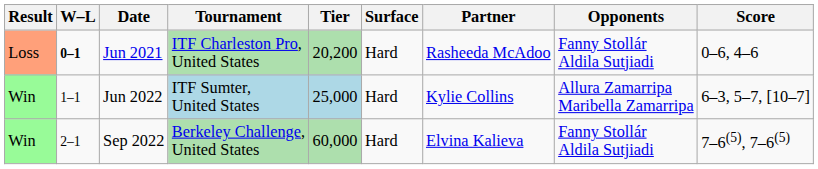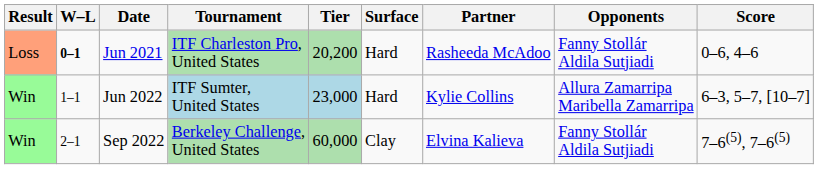(335, 96) 25,000 -> (335, 96) 23,000
(381, 140) Hard -> (380, 140) Clay
